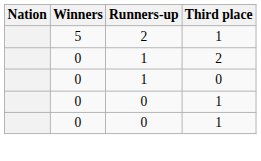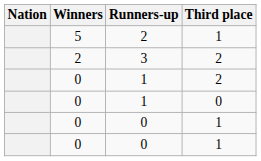+ row: (144, 58)
